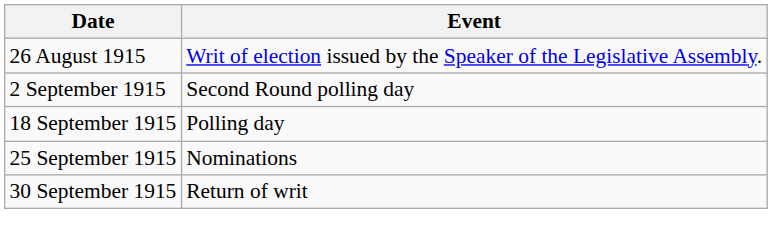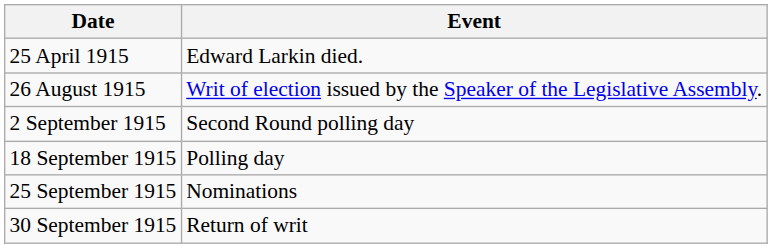+ row: (69, 55)
